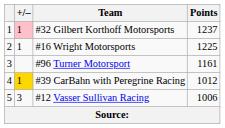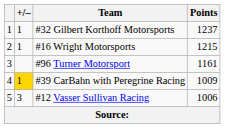(19, 30) pink background -> (19, 30) no background
(207, 47) 1225 -> (207, 47) 1215
(207, 81) 1012 -> (207, 81) 1009
